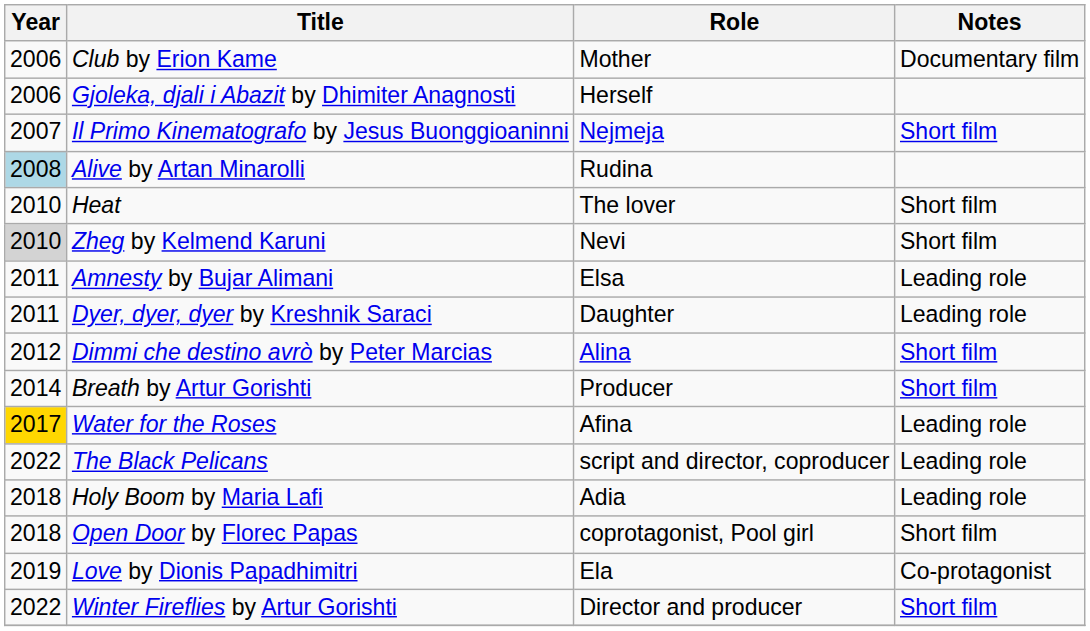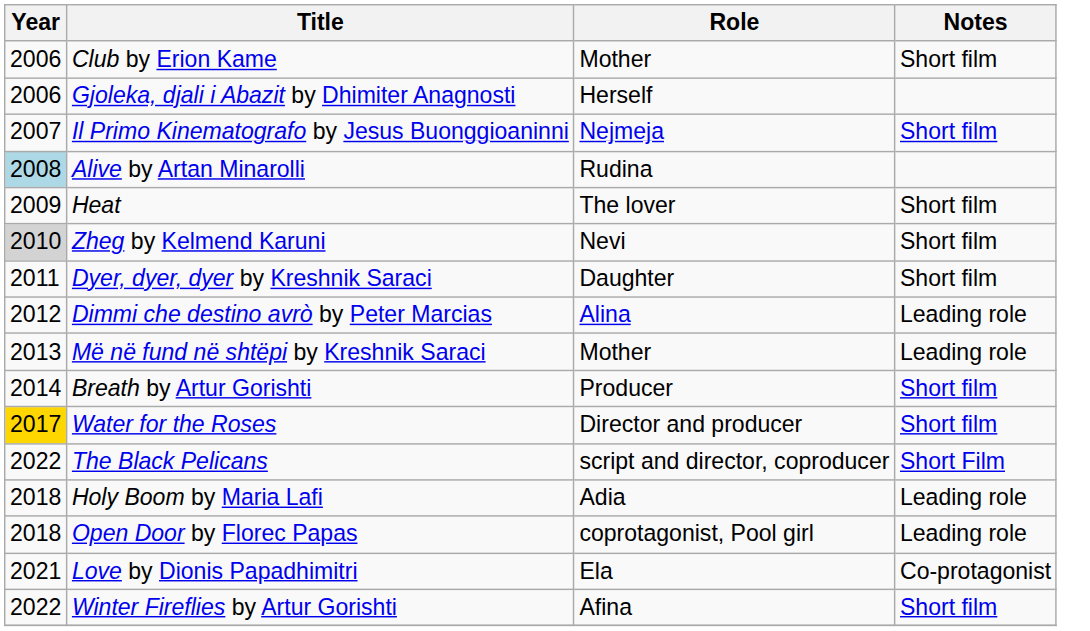(990, 59) Documentary film -> (949, 59) Short film
(36, 205) 2010 -> (36, 205) 2009
- row: (203, 278)
(963, 315) Leading role -> (949, 278) Short film
(949, 351) Short film -> (963, 315) Leading role
+ row: (279, 351)
(606, 424) Afina -> (691, 424) Director and producer
(963, 424) Leading role -> (949, 424) Short film
(963, 461) Leading role -> (952, 461) Short Film
(949, 534) Short film -> (963, 534) Leading role
(36, 570) 2019 -> (36, 570) 2021
(691, 607) Director and producer -> (606, 607) Afina
